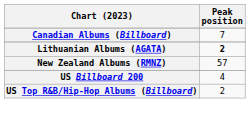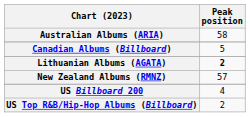+ row: (102, 35)
(222, 35) 7 -> (222, 49) 5
